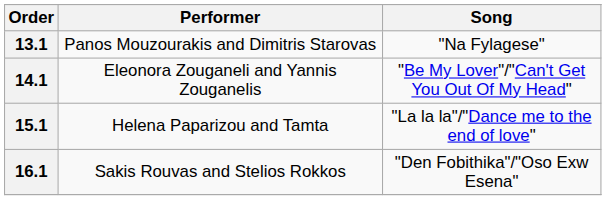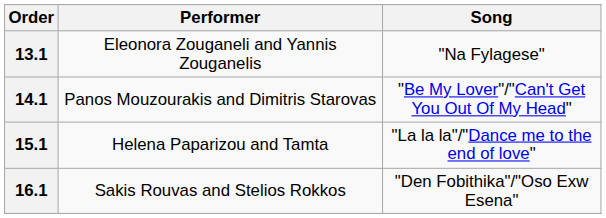(220, 44) Panos Mouzourakis and Dimitris Starovas -> (220, 53) Eleonora Zouganeli and Yannis Zouganelis
(220, 80) Eleonora Zouganeli and Yannis Zouganelis -> (220, 99) Panos Mouzourakis and Dimitris Starovas
